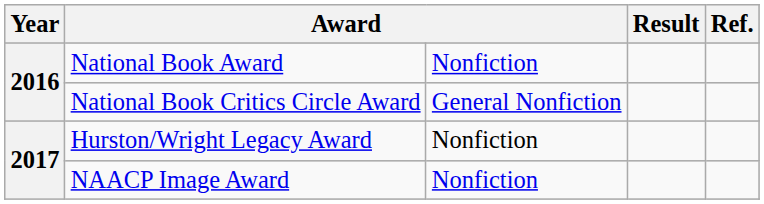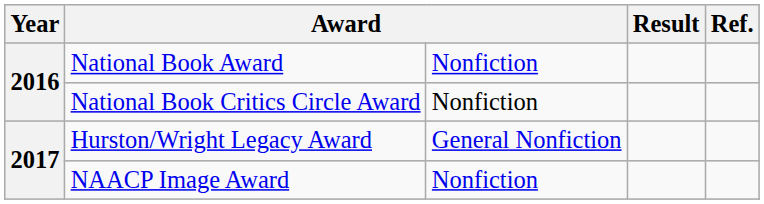(527, 101) General Nonfiction -> (485, 101) Nonfiction
(485, 140) Nonfiction -> (527, 140) General Nonfiction
